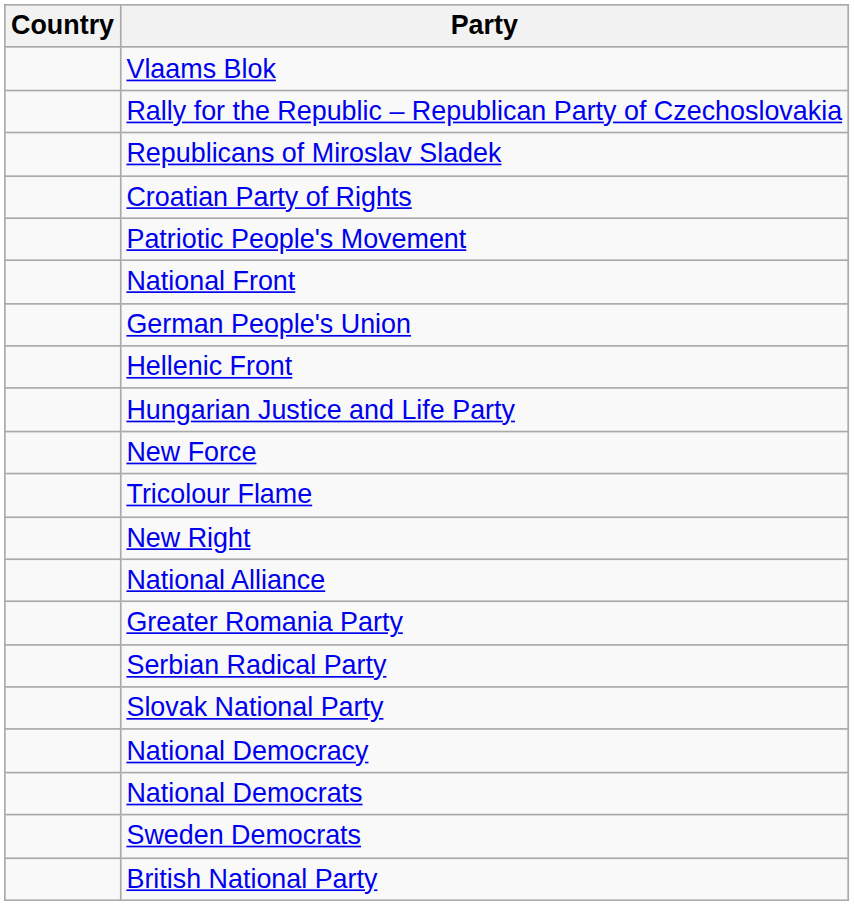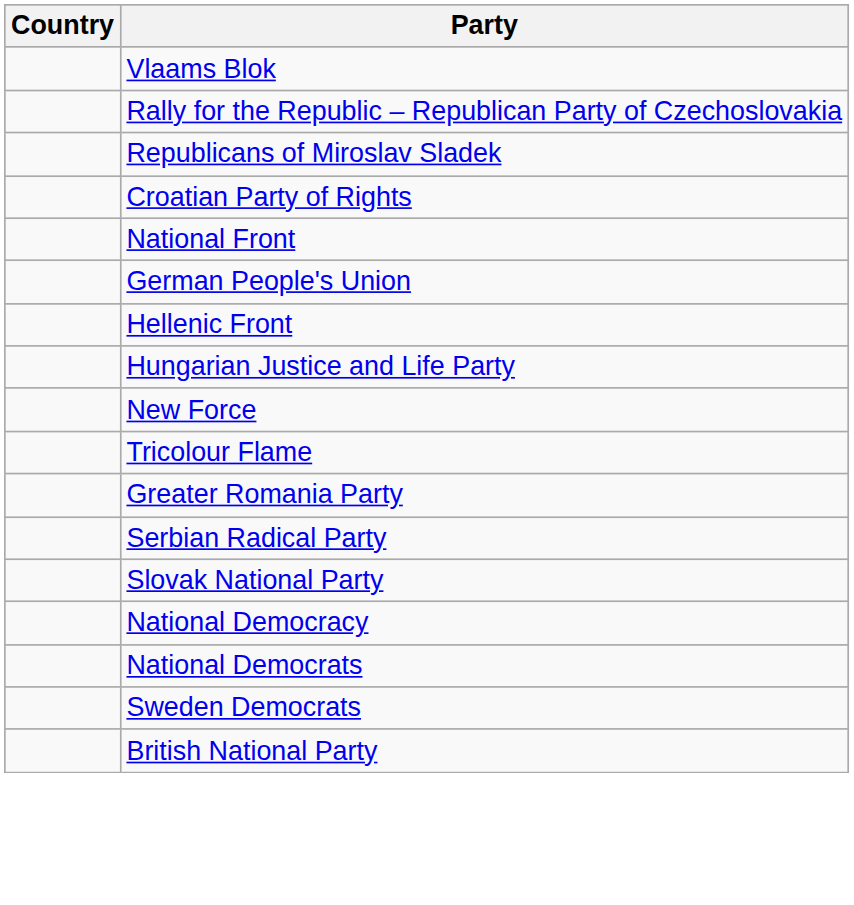- row: (296, 238)
- row: (188, 537)
- row: (226, 580)
